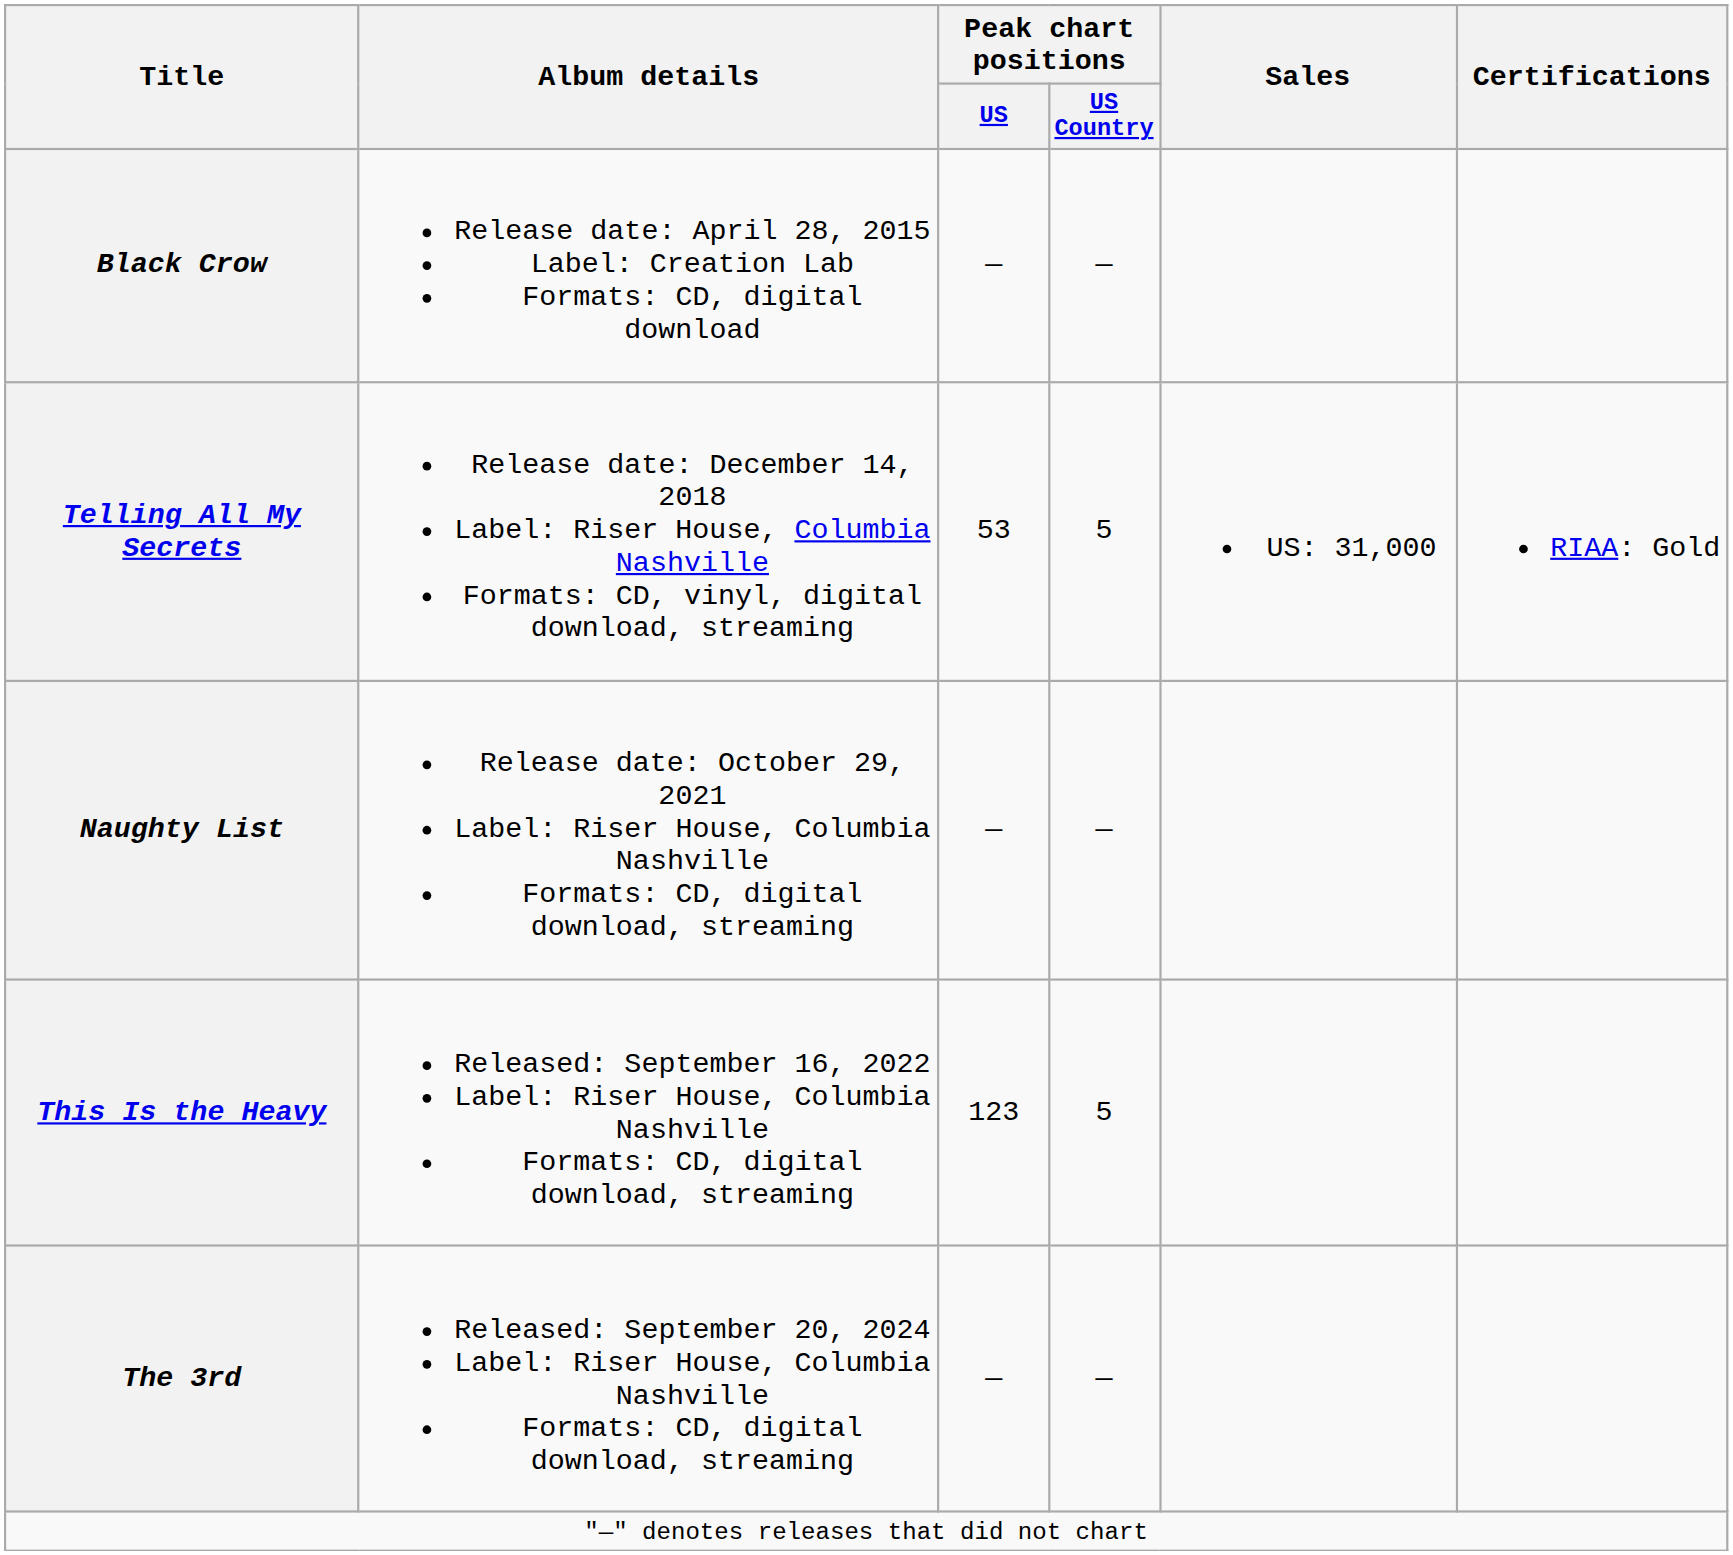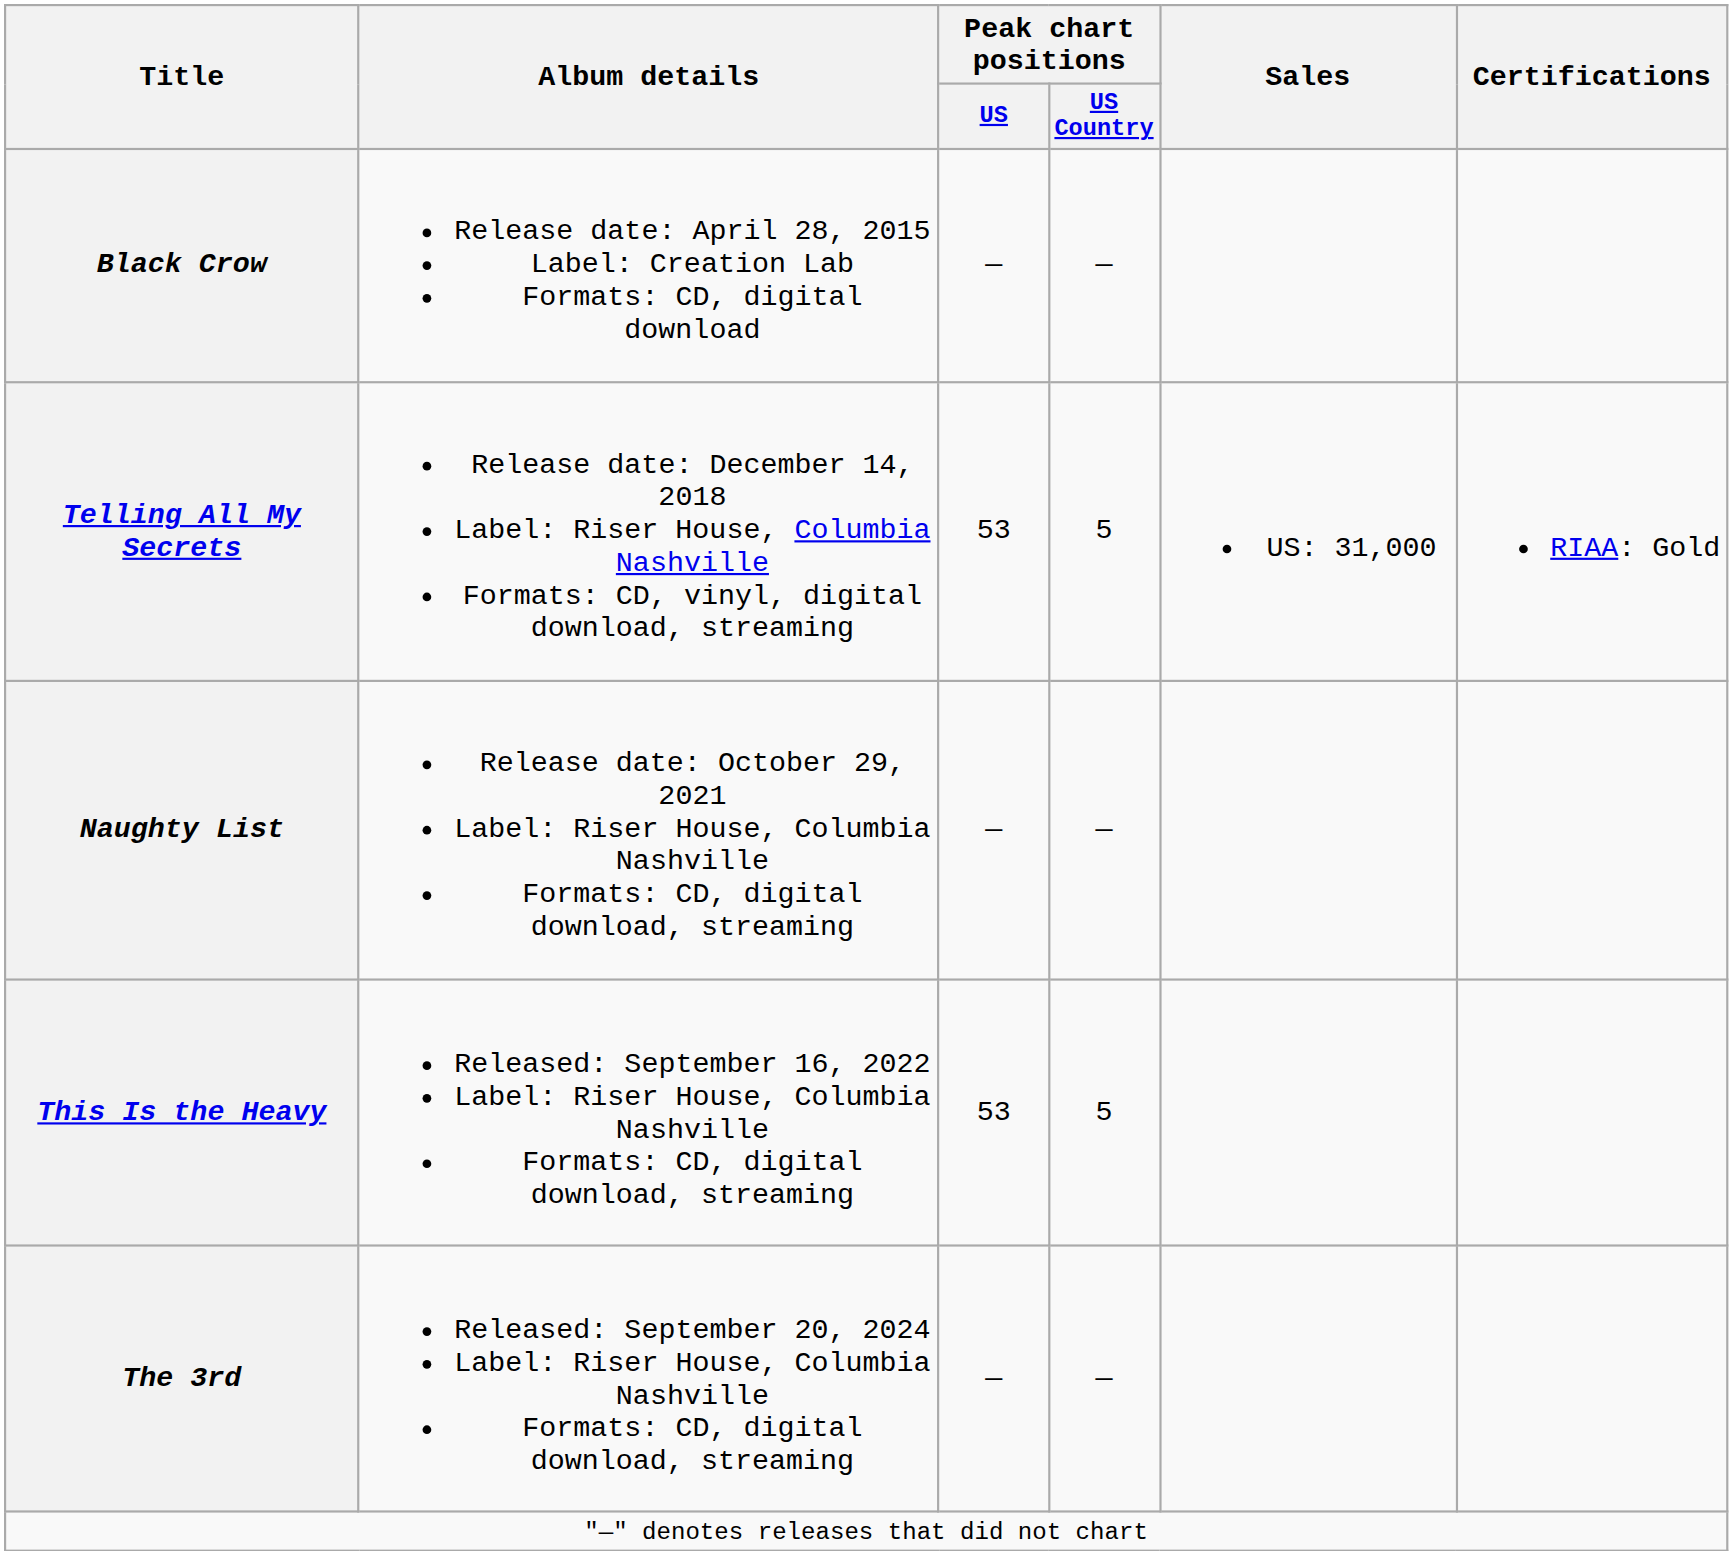(994, 1113) 123 -> (994, 1113) 53
